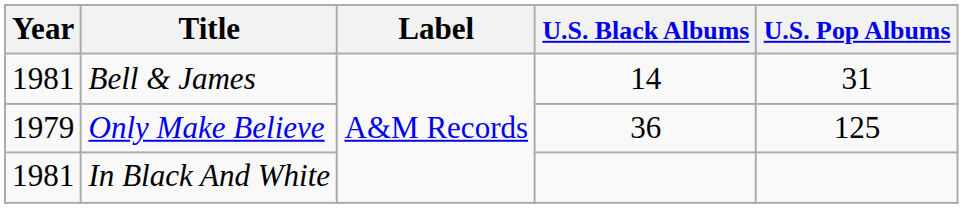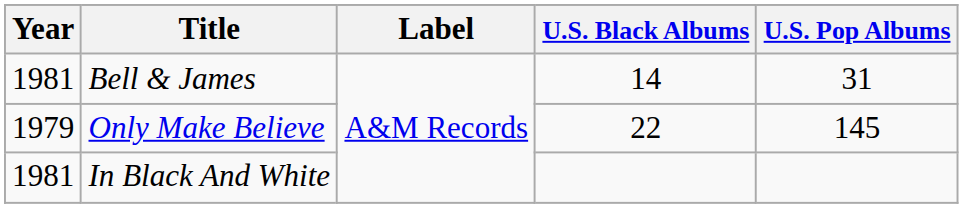(646, 127) 36 -> (646, 127) 22
(857, 127) 125 -> (857, 127) 145
